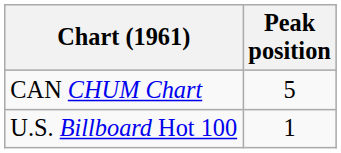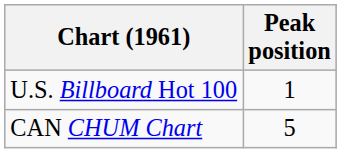rows swapped: (124, 128) <-> (106, 89)
